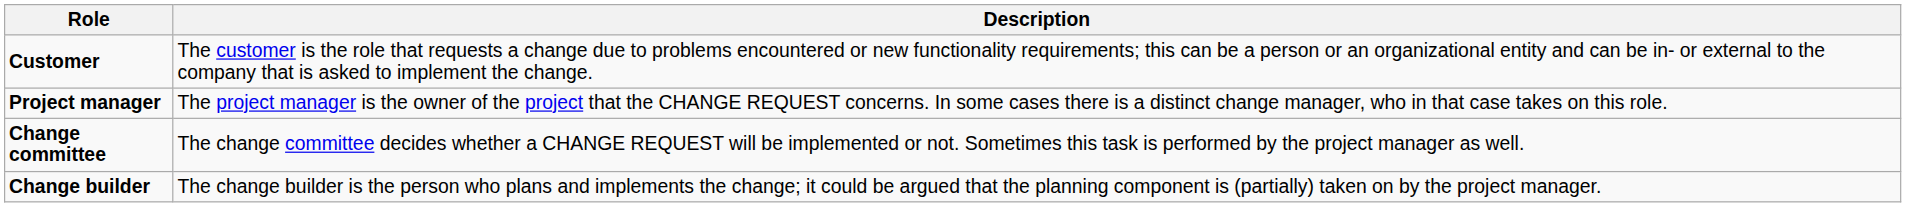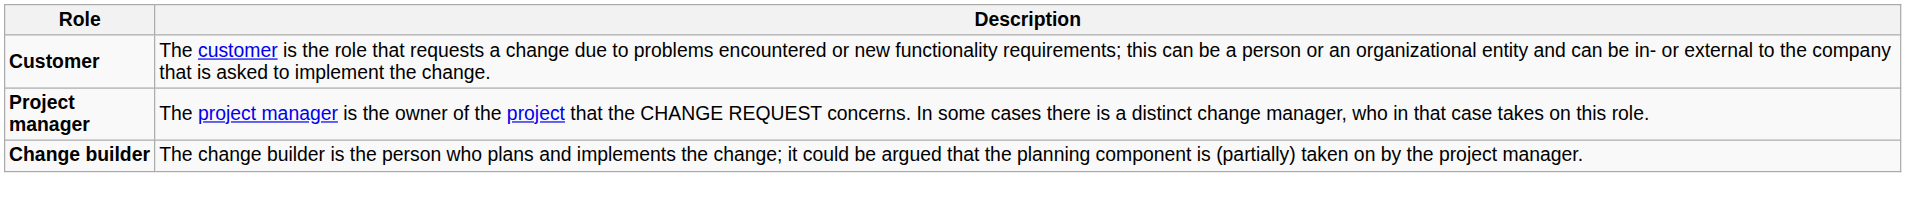- row: (57, 144)
